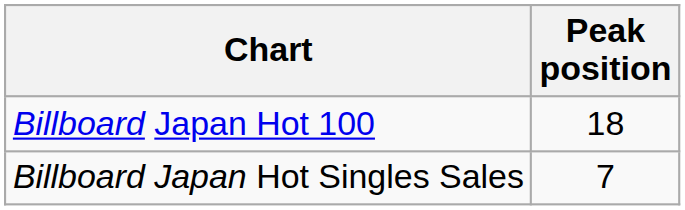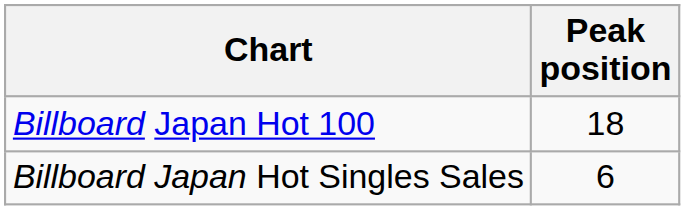(605, 177) 7 -> (605, 177) 6
